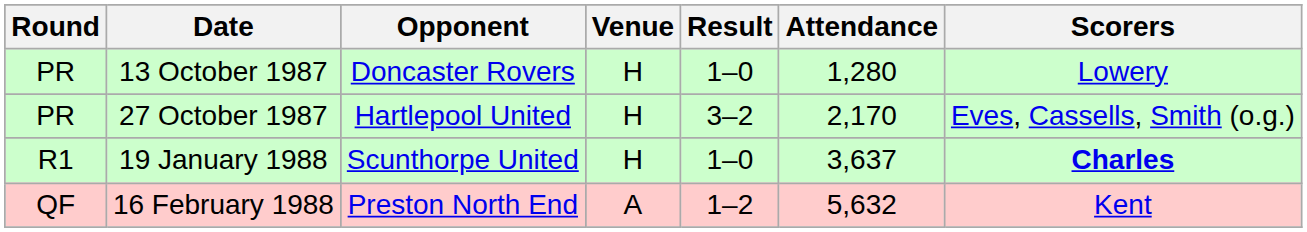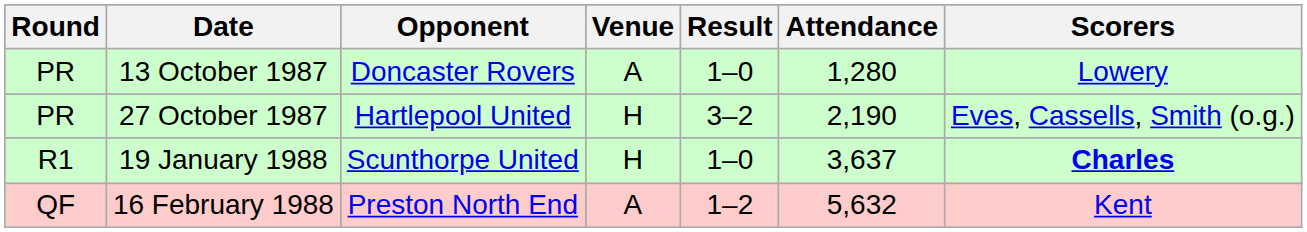(633, 71) H -> (633, 71) A
(862, 115) 2,170 -> (862, 115) 2,190
